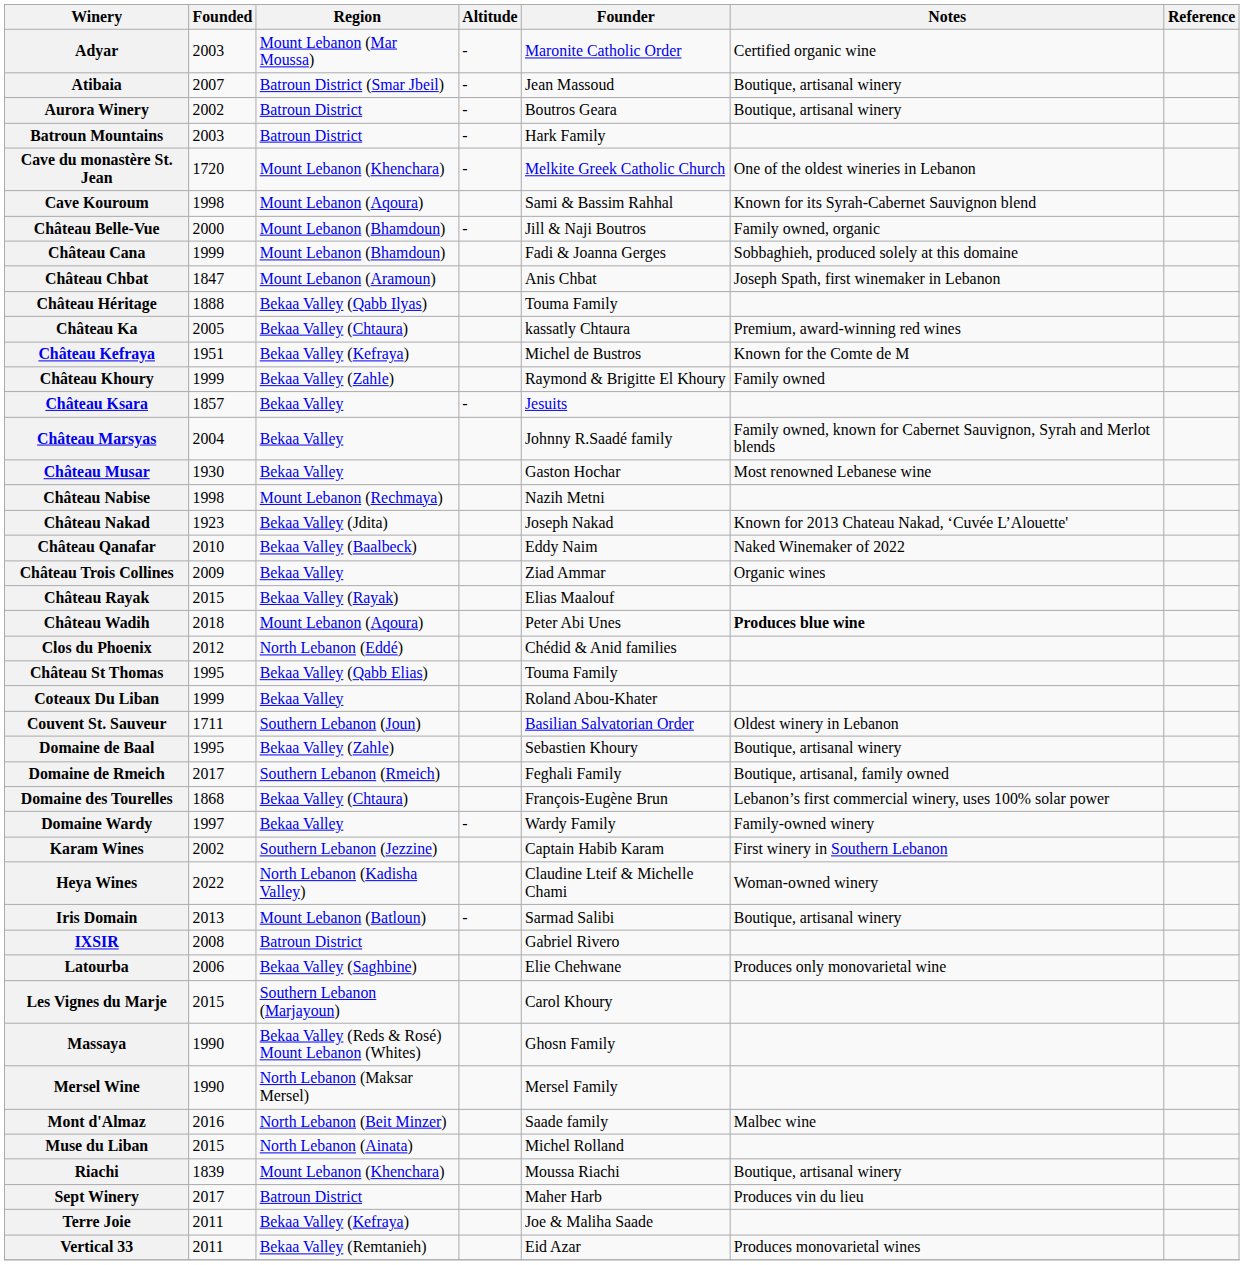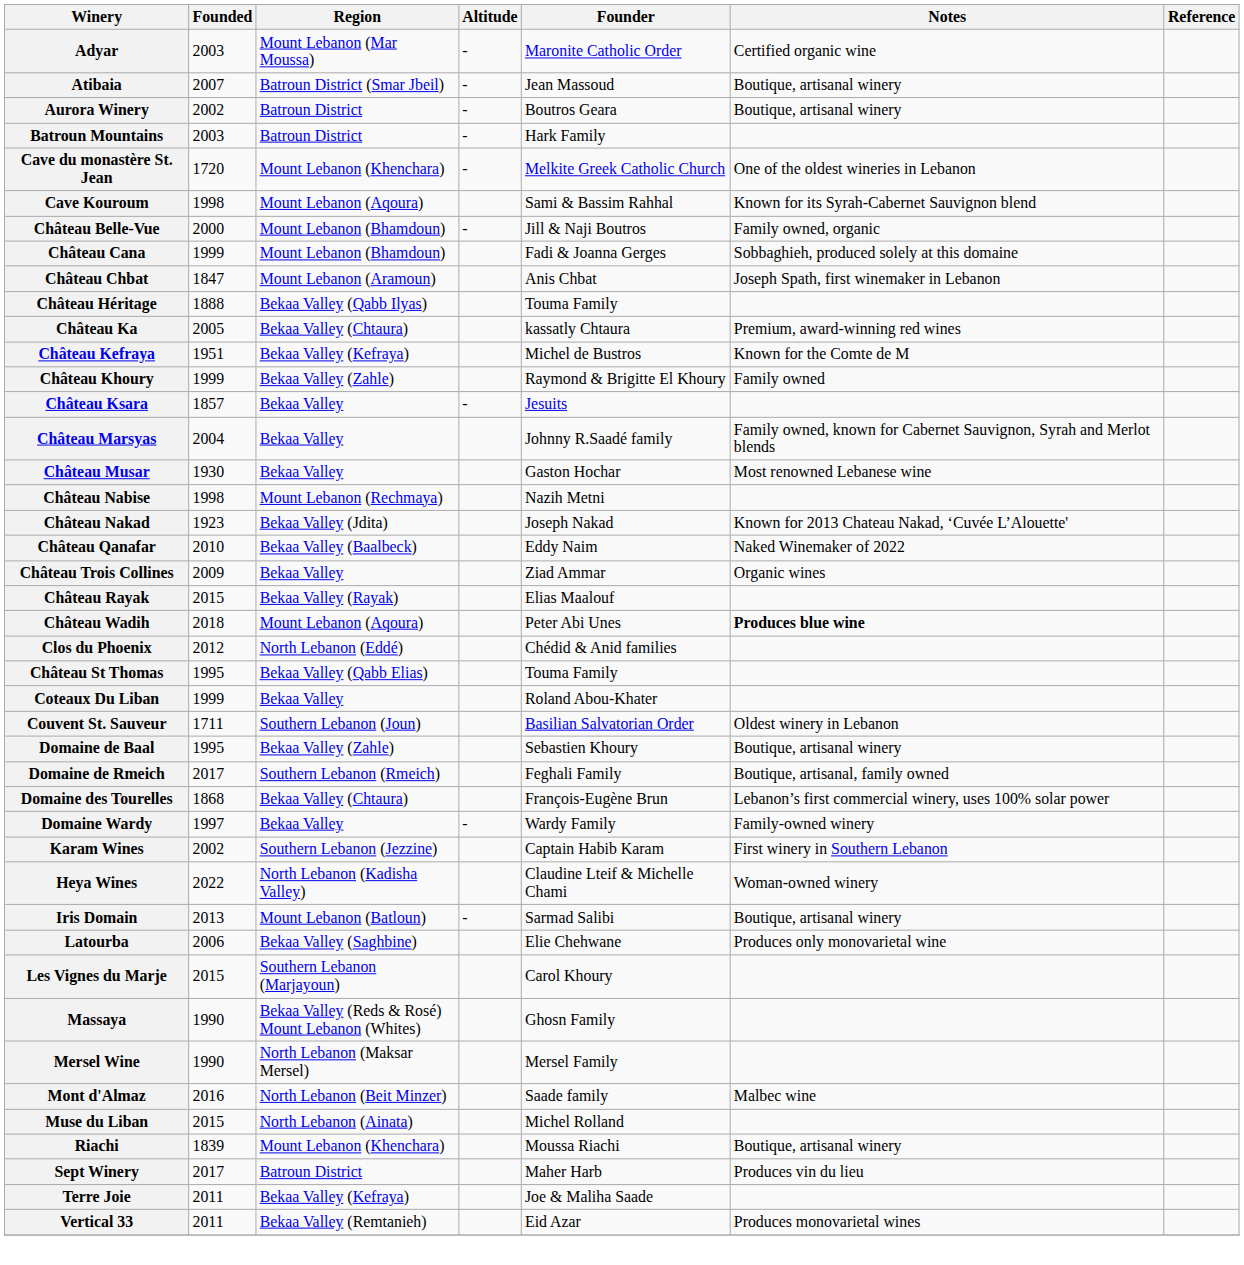- row: (97, 942)
